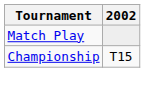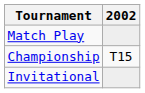+ row: (54, 77)
